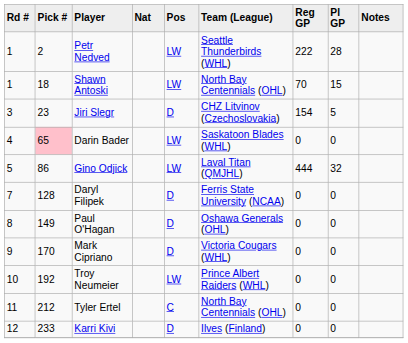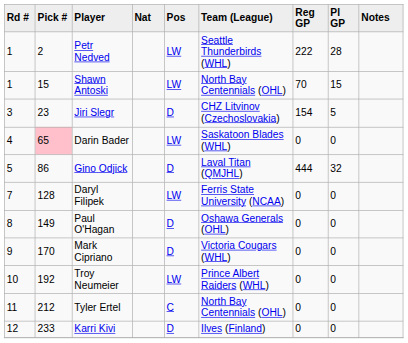(43, 85) 18 -> (43, 85) 15
(174, 168) LW -> (170, 168) D
(170, 196) D -> (174, 196) LW
